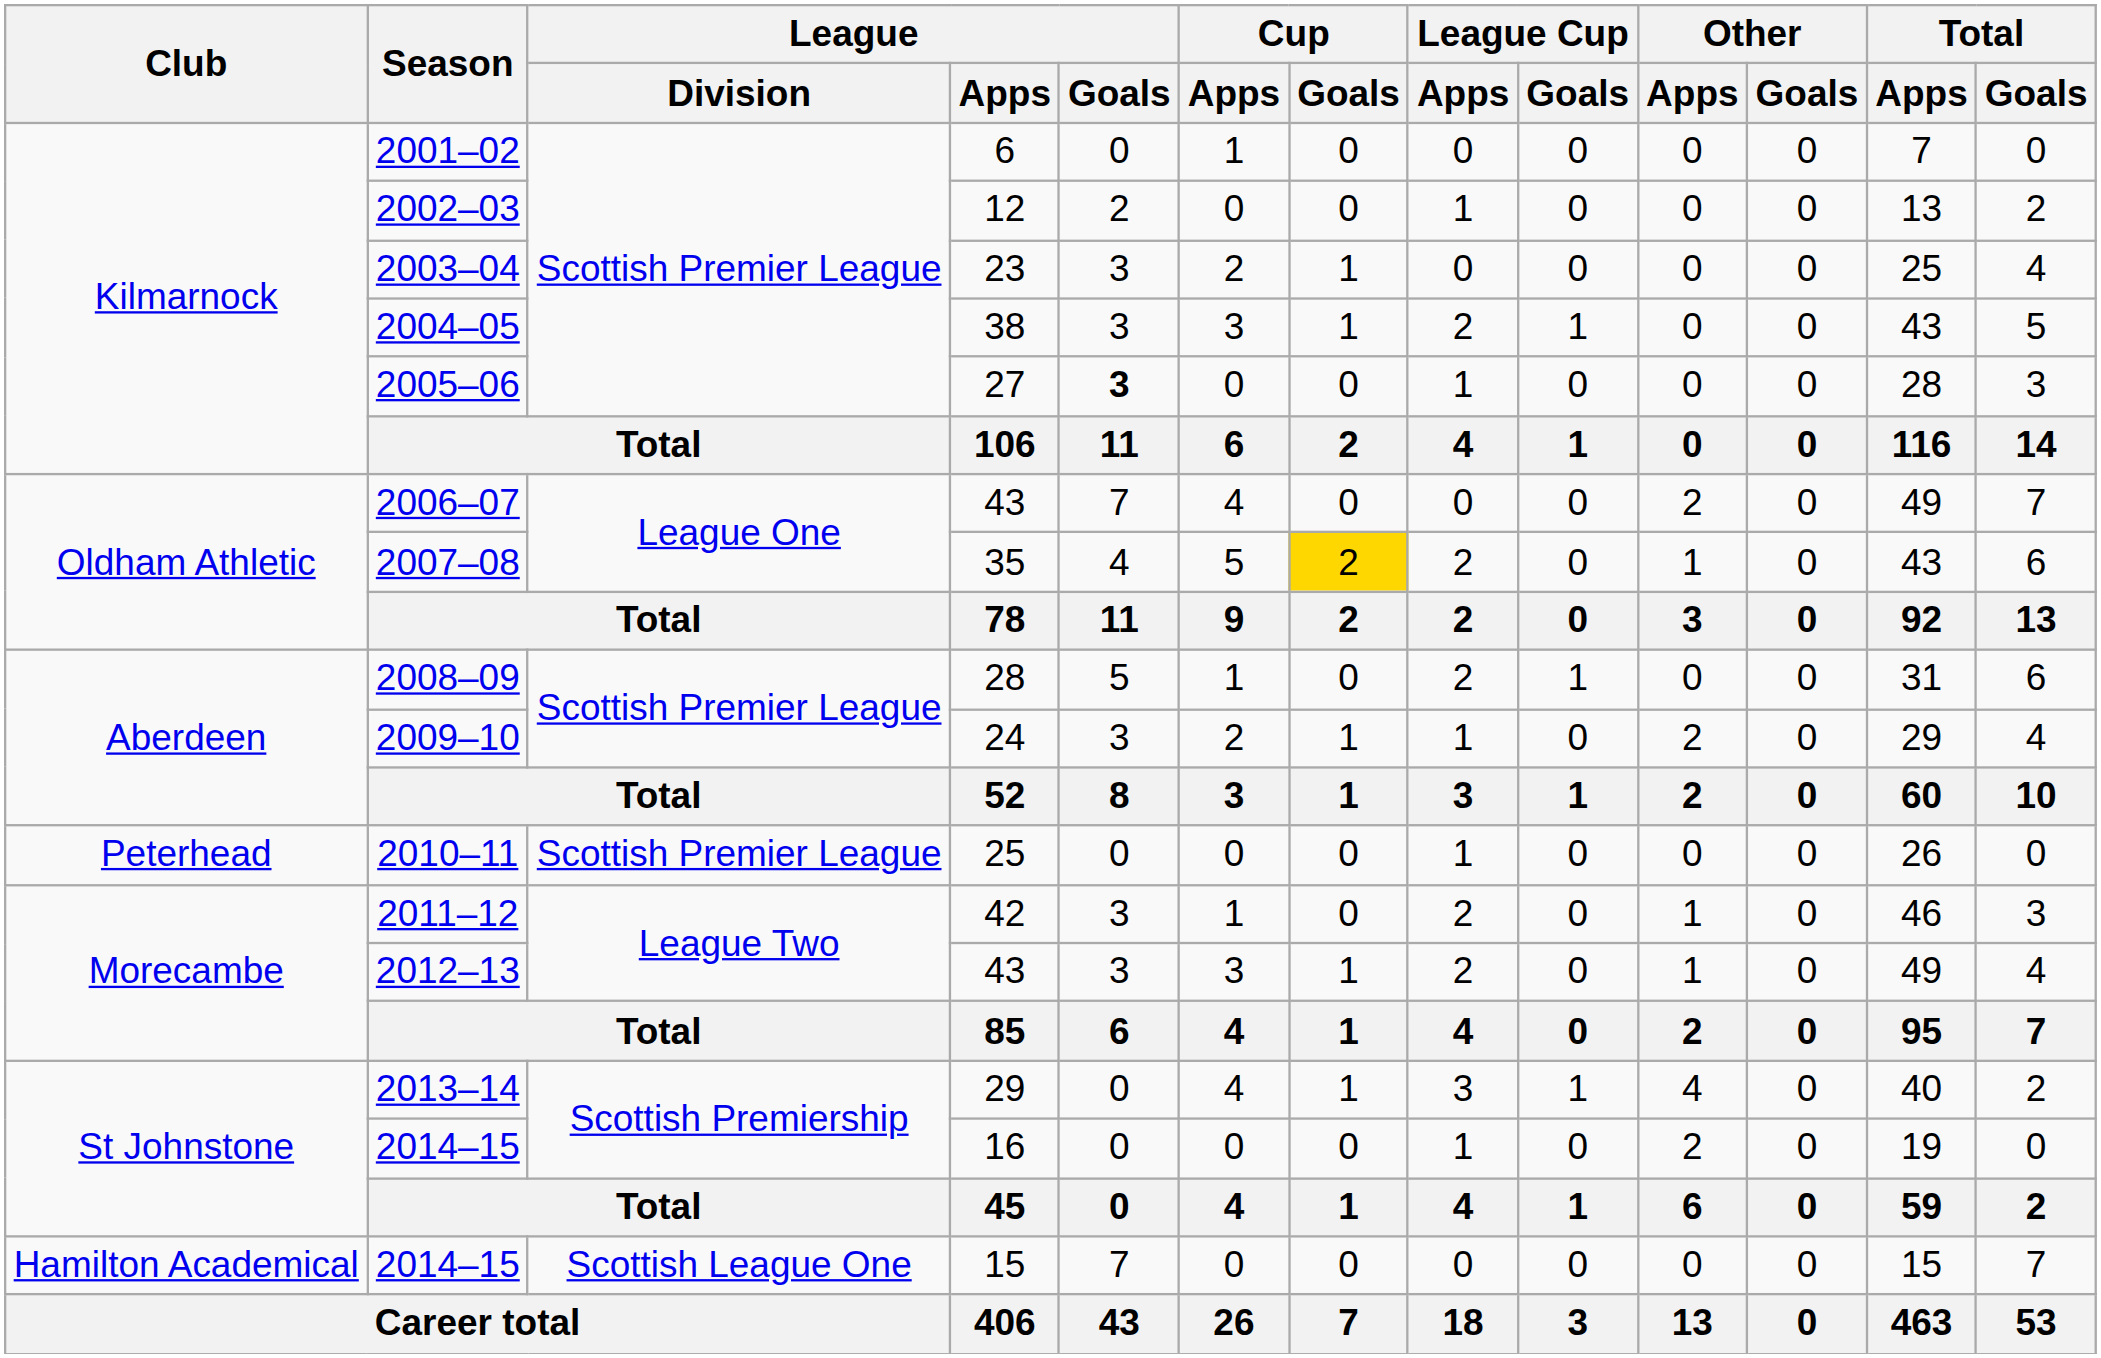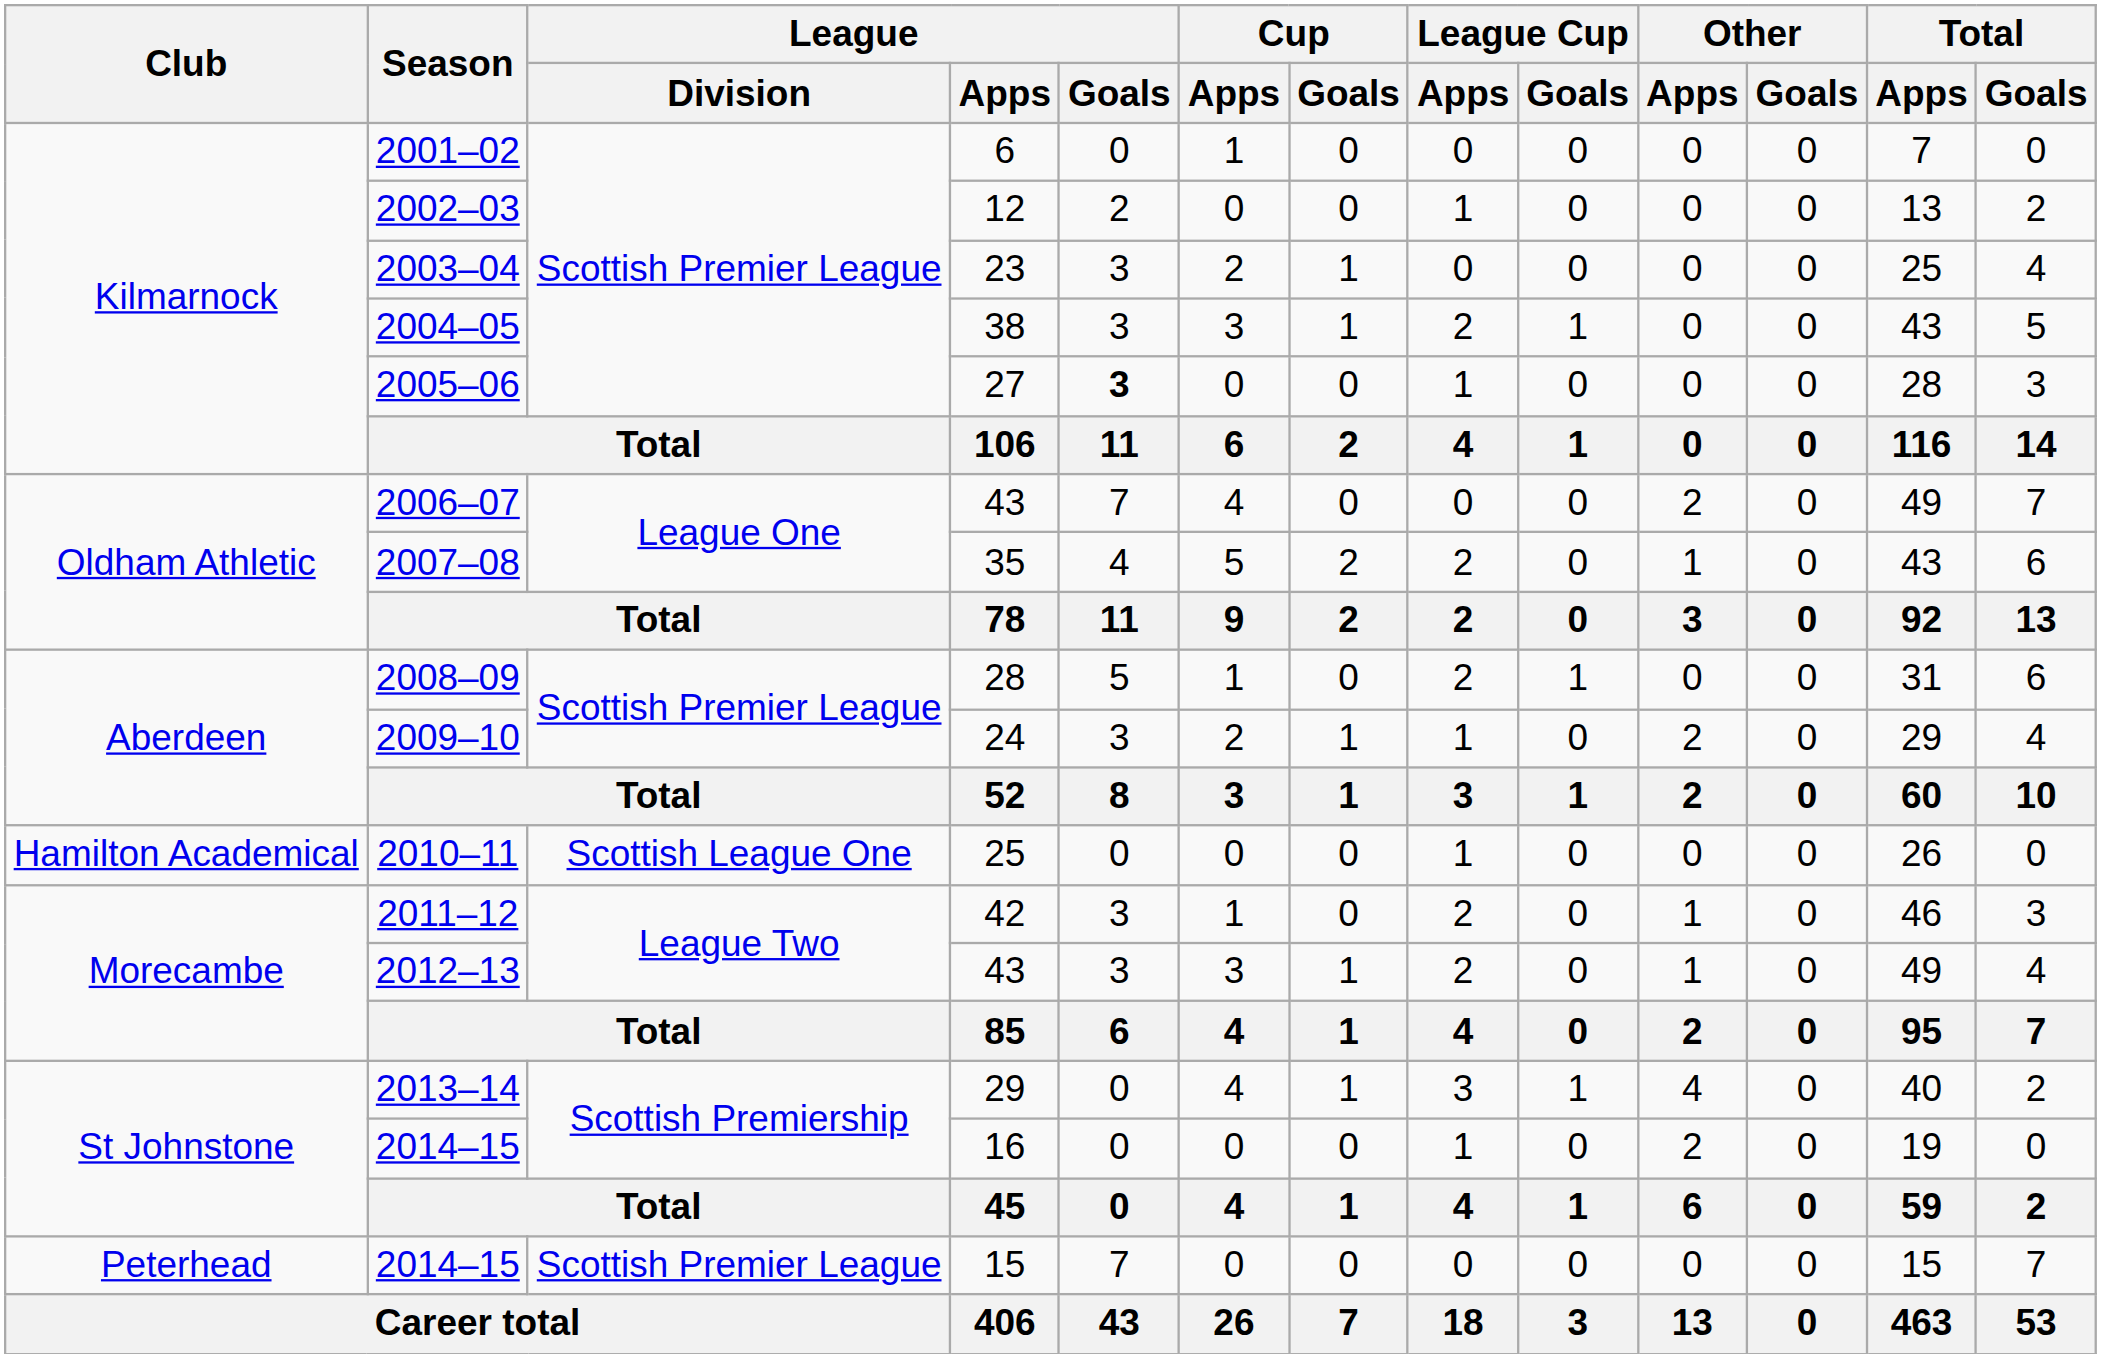(1349, 561) gold background -> (1349, 561) no background
(186, 854) Peterhead -> (186, 854) Hamilton Academical
(739, 854) Scottish Premier League -> (739, 854) Scottish League One
(186, 1264) Hamilton Academical -> (186, 1264) Peterhead
(739, 1264) Scottish League One -> (739, 1264) Scottish Premier League
